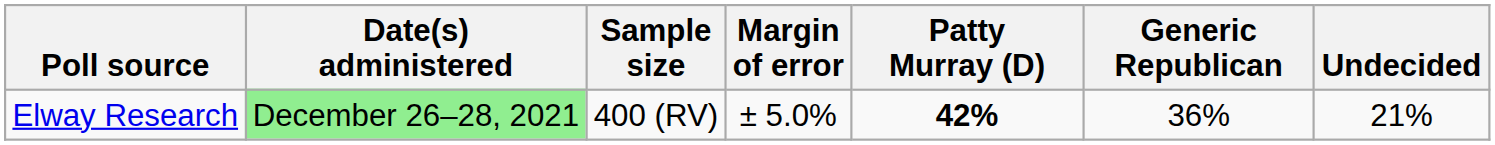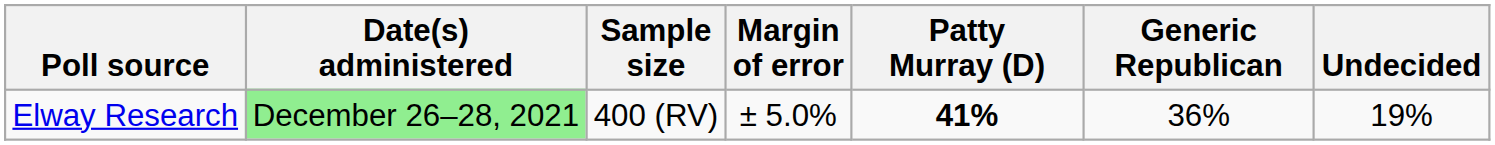(967, 114) 42% -> (967, 114) 41%
(1402, 114) 21% -> (1402, 114) 19%
